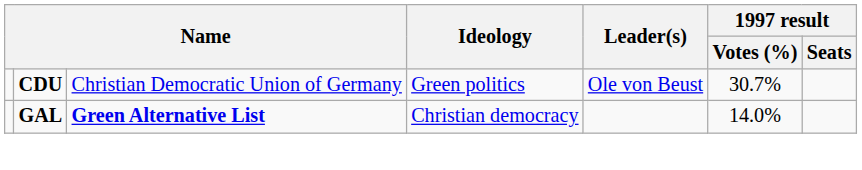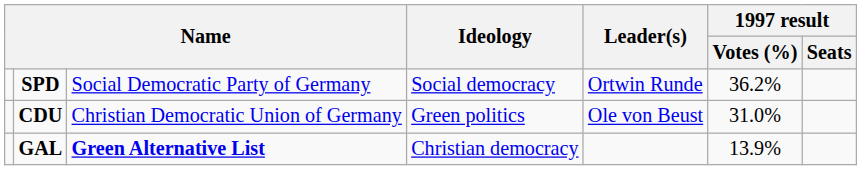+ row: (40, 84)
(755, 84) 30.7% -> (755, 116) 31.0%
(755, 116) 14.0% -> (755, 148) 13.9%
